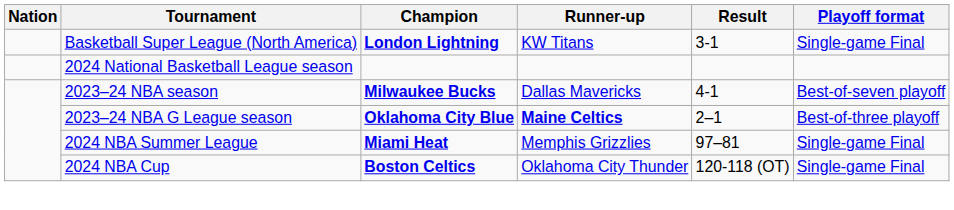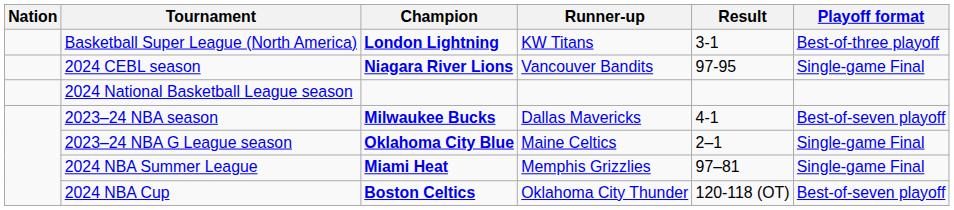(861, 42) Single-game Final -> (868, 42) Best-of-three playoff
+ row: (133, 67)
(572, 117) bold -> (569, 142) normal
(868, 117) Best-of-three playoff -> (861, 142) Single-game Final
(861, 167) Single-game Final -> (871, 192) Best-of-seven playoff
